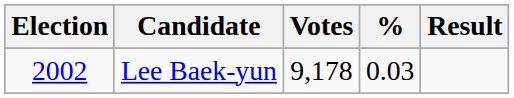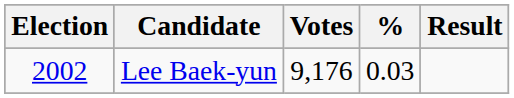(321, 70) 9,178 -> (321, 70) 9,176
